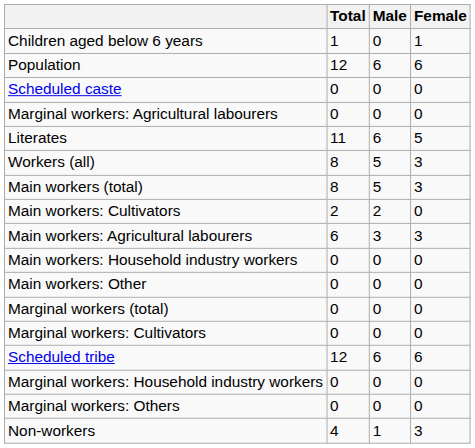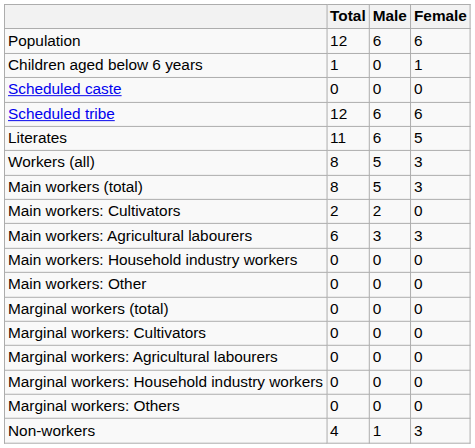rows swapped: (44, 65) <-> (105, 41)
rows swapped: (61, 357) <-> (143, 114)
